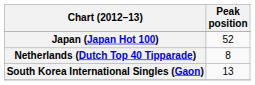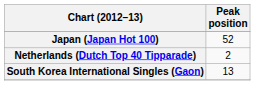(228, 55) 8 -> (228, 55) 2
